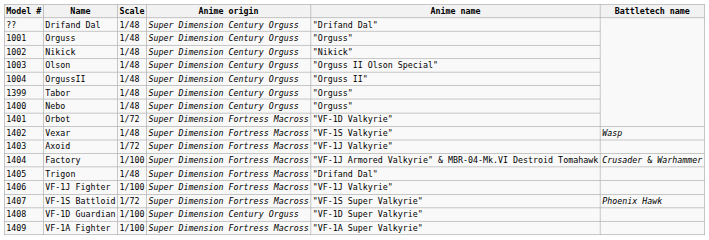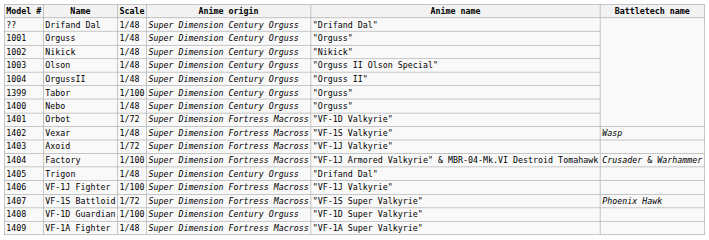(129, 92) 1/48 -> (132, 92) 1/100
(229, 174) Super Dimension Fortress Macross -> (224, 174) Super Dimension Century Orguss
(132, 228) 1/100 -> (129, 228) 1/48
